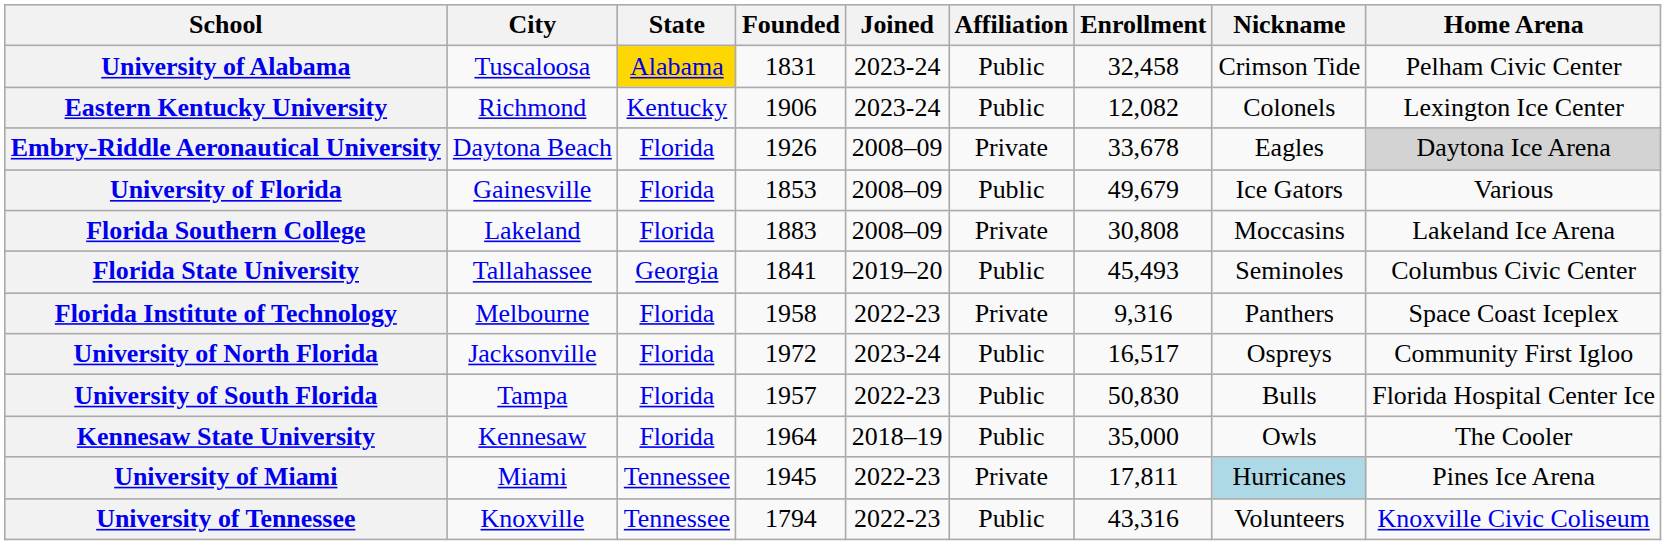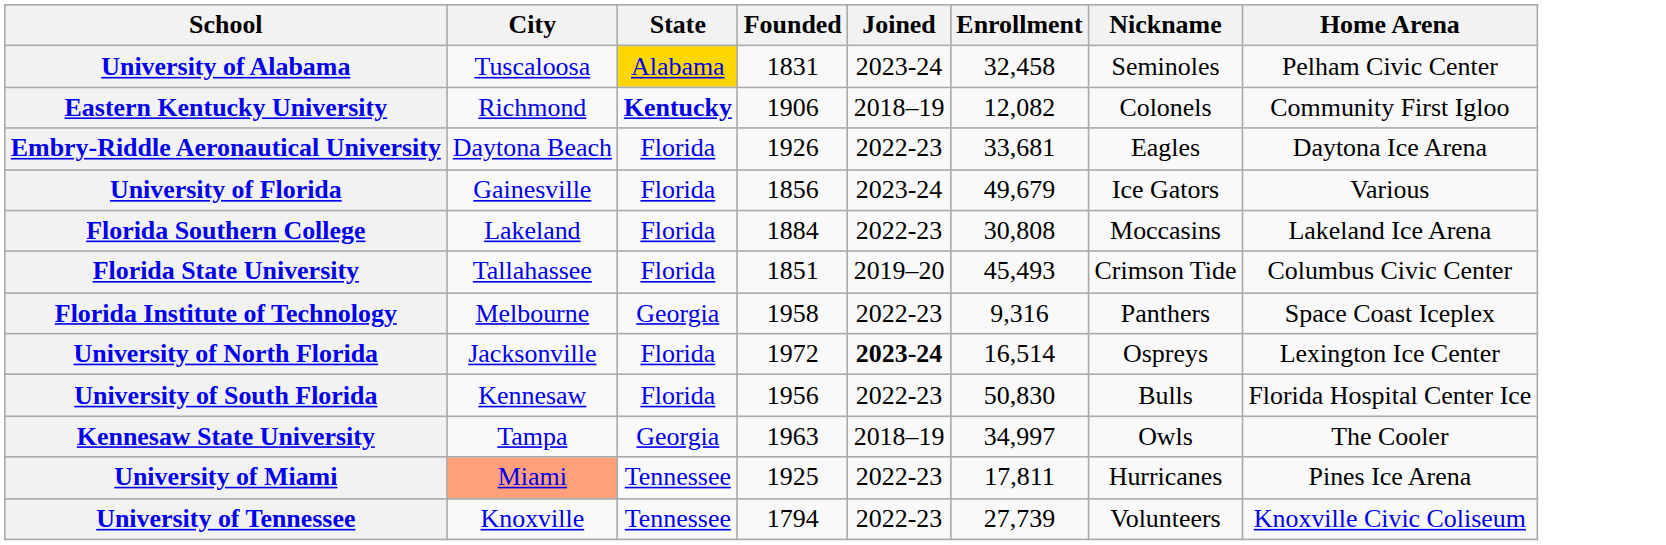- column: (1011, 25)
(1289, 66) Crimson Tide -> (1166, 66) Seminoles
(677, 107) normal -> (678, 107) bold
(897, 107) 2023-24 -> (899, 107) 2018–19
(1514, 107) Lexington Ice Center -> (1390, 107) Community First Igloo
(897, 148) 2008–09 -> (899, 148) 2022-23
(1143, 148) 33,678 -> (1019, 148) 33,681
(1514, 148) lightgrey background -> (1390, 148) no background
(791, 189) 1853 -> (793, 189) 1856
(897, 189) 2008–09 -> (899, 189) 2023-24
(791, 230) 1883 -> (793, 230) 1884
(897, 230) 2008–09 -> (899, 230) 2022-23
(677, 271) Georgia -> (678, 271) Florida
(791, 271) 1841 -> (793, 271) 1851
(1289, 271) Seminoles -> (1166, 271) Crimson Tide
(677, 312) Florida -> (678, 312) Georgia
(897, 353) normal -> (899, 353) bold
(1143, 353) 16,517 -> (1019, 353) 16,514
(1514, 353) Community First Igloo -> (1390, 353) Lexington Ice Center
(532, 395) Tampa -> (532, 395) Kennesaw
(791, 395) 1957 -> (793, 395) 1956
(532, 436) Kennesaw -> (532, 436) Tampa
(677, 436) Florida -> (678, 436) Georgia
(791, 436) 1964 -> (793, 436) 1963
(1143, 436) 35,000 -> (1019, 436) 34,997
(532, 477) no background -> (532, 477) lightsalmon background
(791, 477) 1945 -> (793, 477) 1925
(1289, 477) lightblue background -> (1166, 477) no background
(1143, 518) 43,316 -> (1019, 518) 27,739
